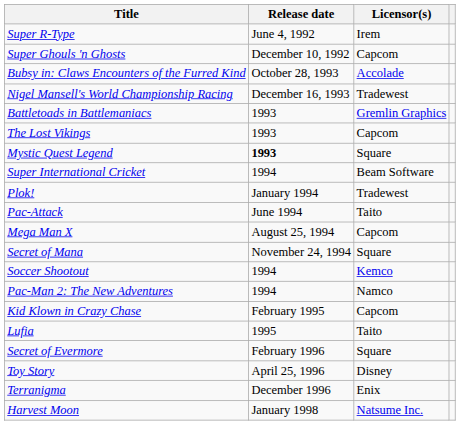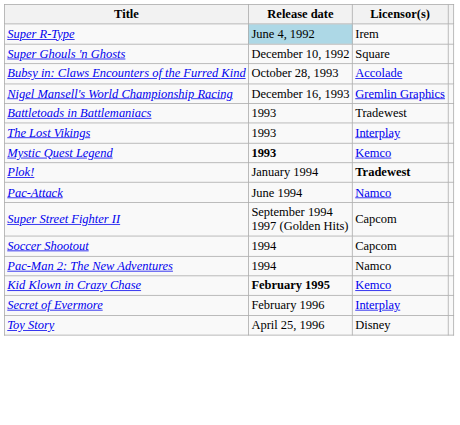(283, 34) no background -> (283, 34) lightblue background
(377, 53) Capcom -> (373, 53) Square
(382, 93) Tradewest -> (400, 93) Gremlin Graphics
(402, 113) Gremlin Graphics -> (381, 113) Tradewest
(377, 133) Capcom -> (378, 133) Interplay
(374, 152) Square -> (373, 152) Kemco
- row: (76, 172)
(382, 192) normal -> (383, 172) bold
(369, 212) Taito -> (373, 192) Namco
- row: (40, 232)
+ row: (64, 219)
- row: (45, 251)
(375, 271) Kemco -> (376, 246) Capcom
(288, 311) normal -> (291, 285) bold
(377, 311) Capcom -> (373, 285) Kemco
- row: (20, 331)
(374, 350) Square -> (378, 305) Interplay
- row: (37, 390)
- row: (43, 410)
